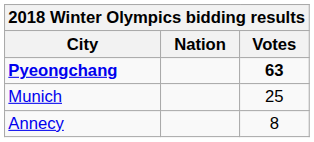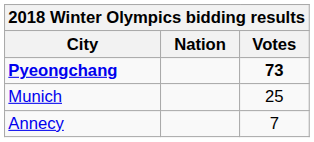(274, 70) 63 -> (274, 70) 73
(274, 123) 8 -> (274, 123) 7
